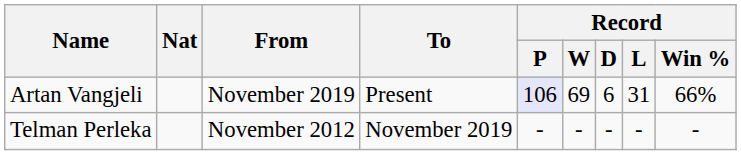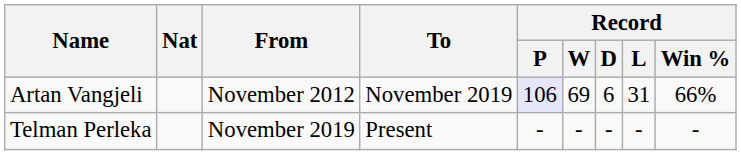(281, 94) November 2019 -> (281, 94) November 2012
(399, 94) Present -> (439, 94) November 2019
(281, 130) November 2012 -> (281, 130) November 2019
(439, 130) November 2019 -> (399, 130) Present
